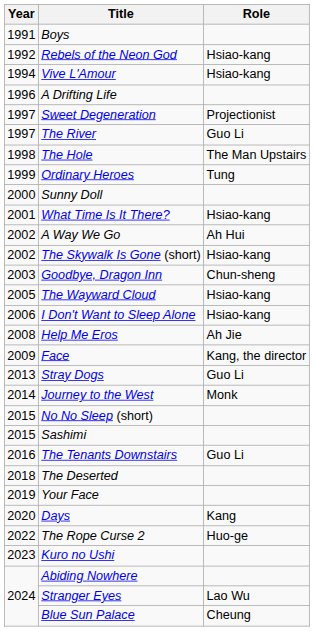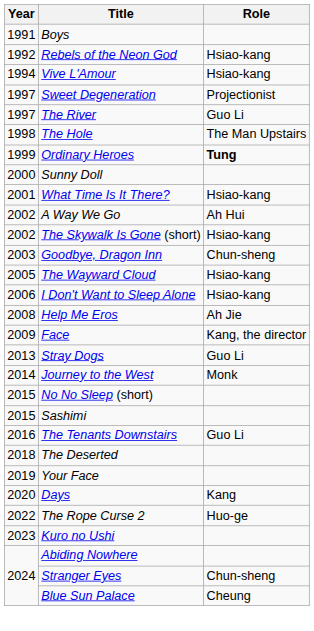- row: (79, 94)
(221, 174) normal -> (222, 154) bold
(228, 595) Lao Wu -> (241, 575) Chun-sheng
